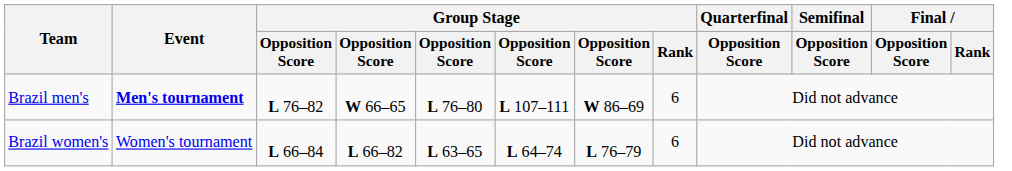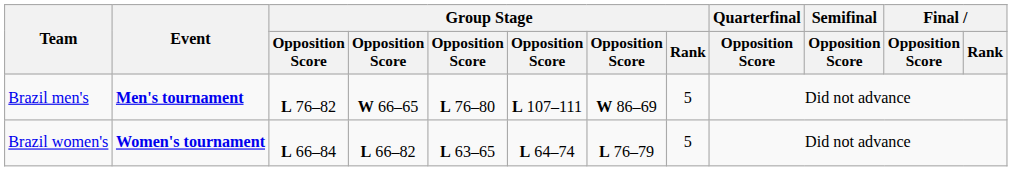(675, 97) 6 -> (688, 97) 5
(184, 143) normal -> (190, 143) bold
(675, 143) 6 -> (688, 143) 5
